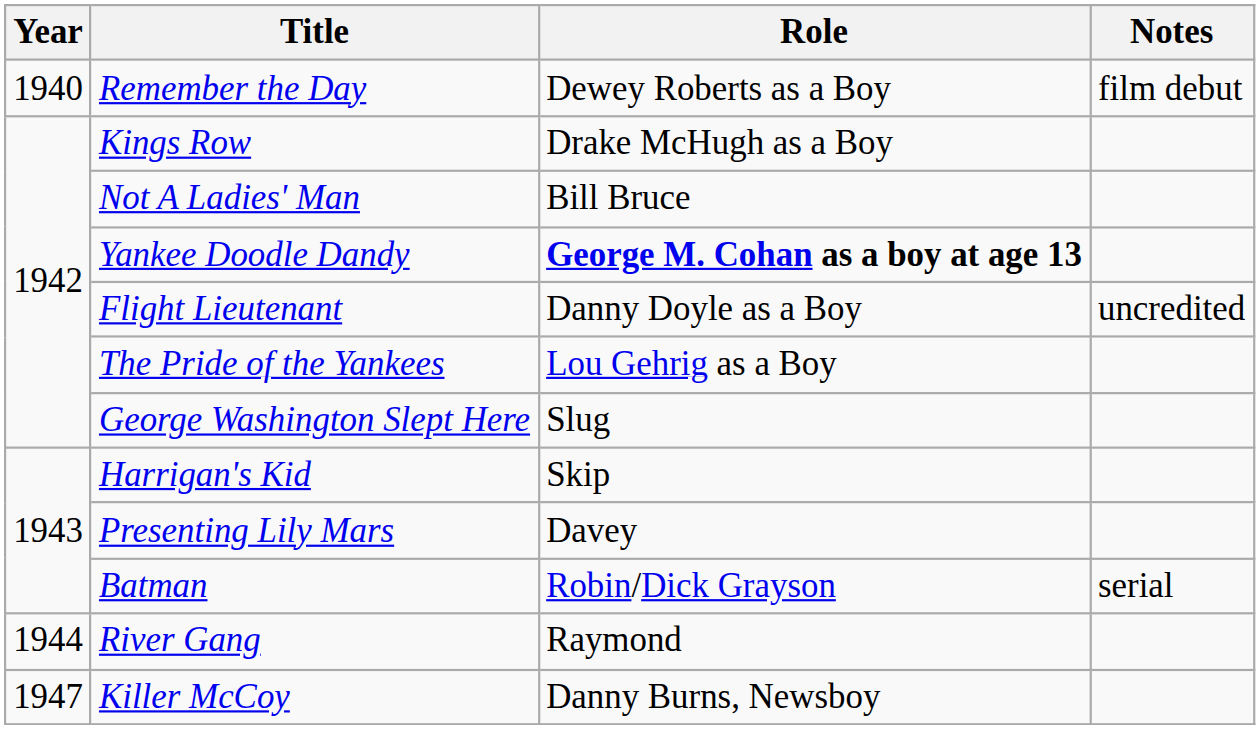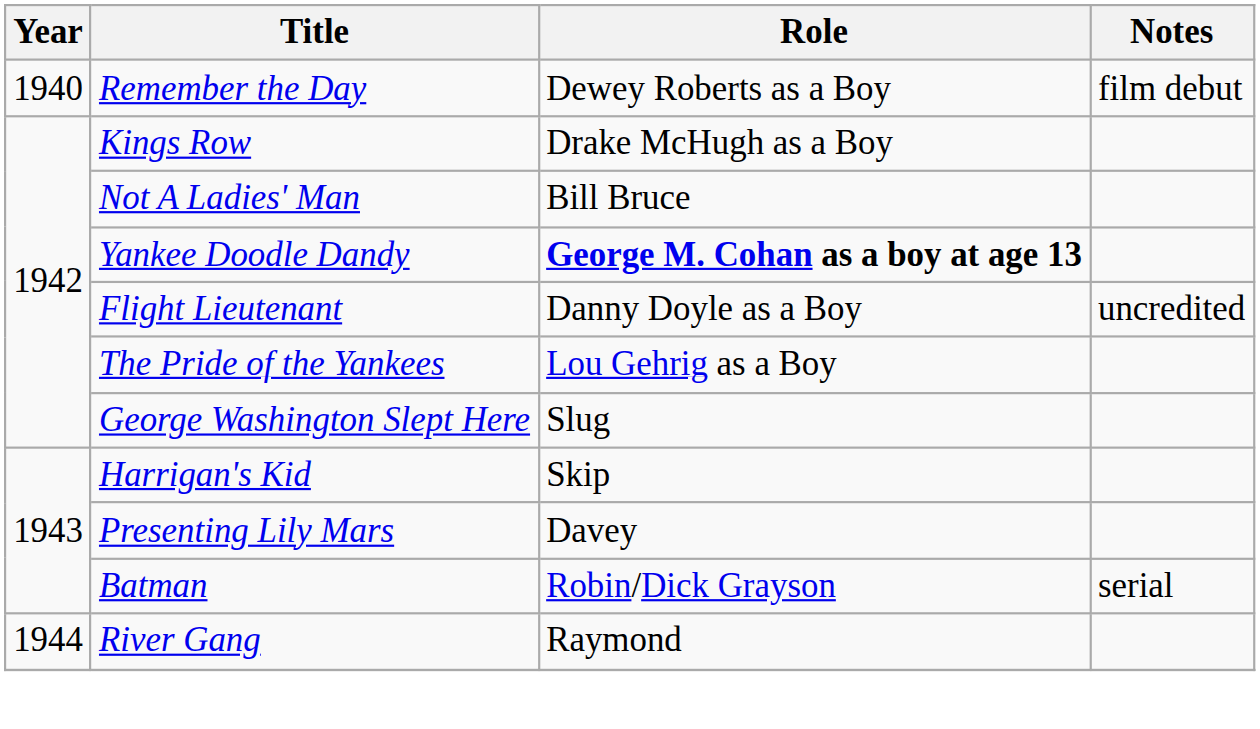- row: (194, 695)
